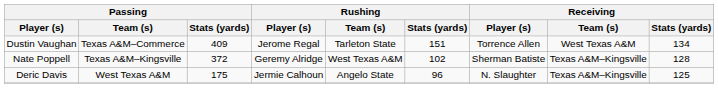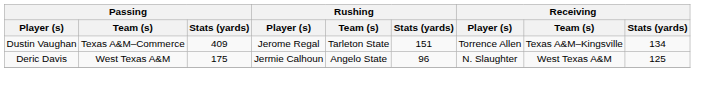(598, 43) West Texas A&M -> (574, 43) Texas A&M–Kingsville
- row: (42, 59)
(598, 75) Texas A&M–Kingsville -> (574, 59) West Texas A&M
